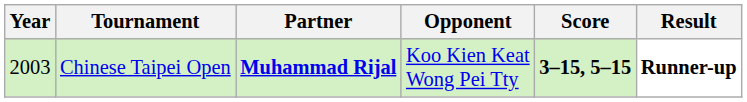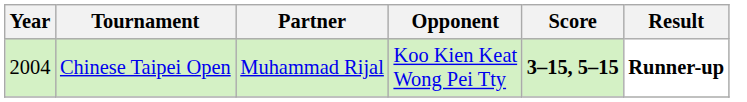(30, 67) 2003 -> (30, 67) 2004
(318, 67) bold -> (312, 67) normal
